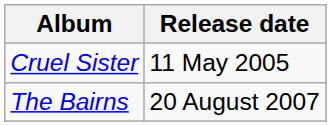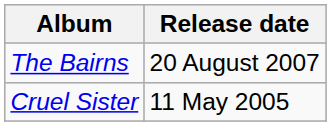rows swapped: (74, 62) <-> (70, 101)
